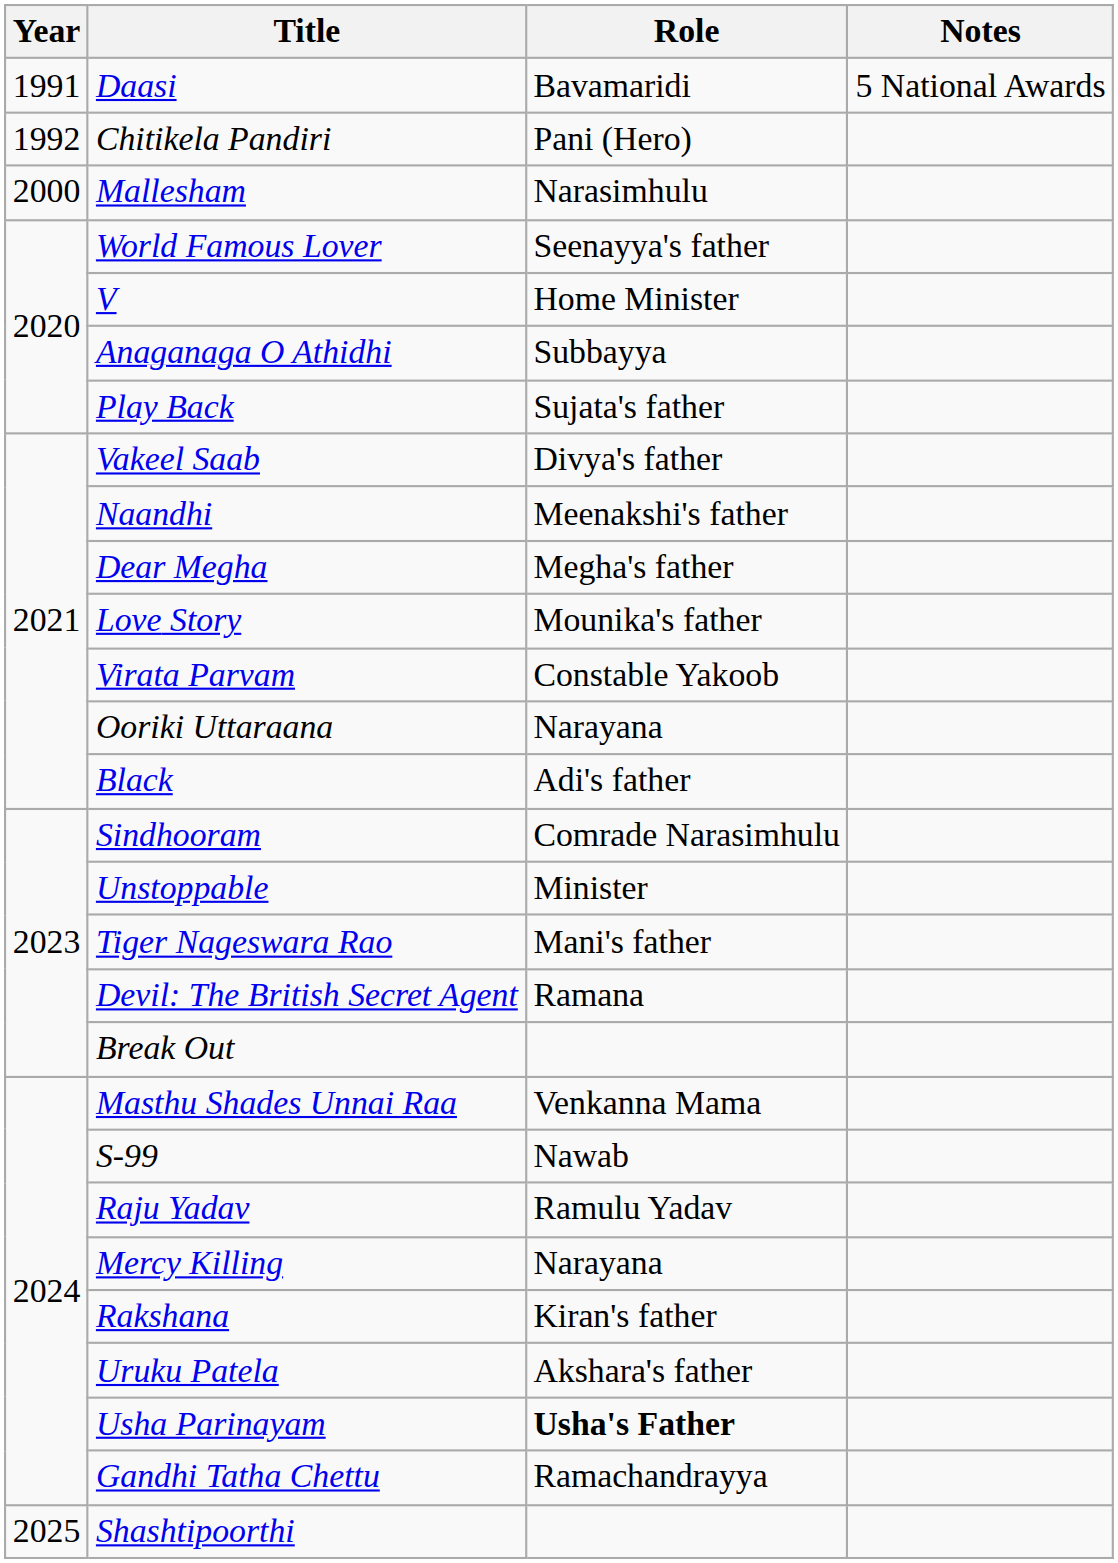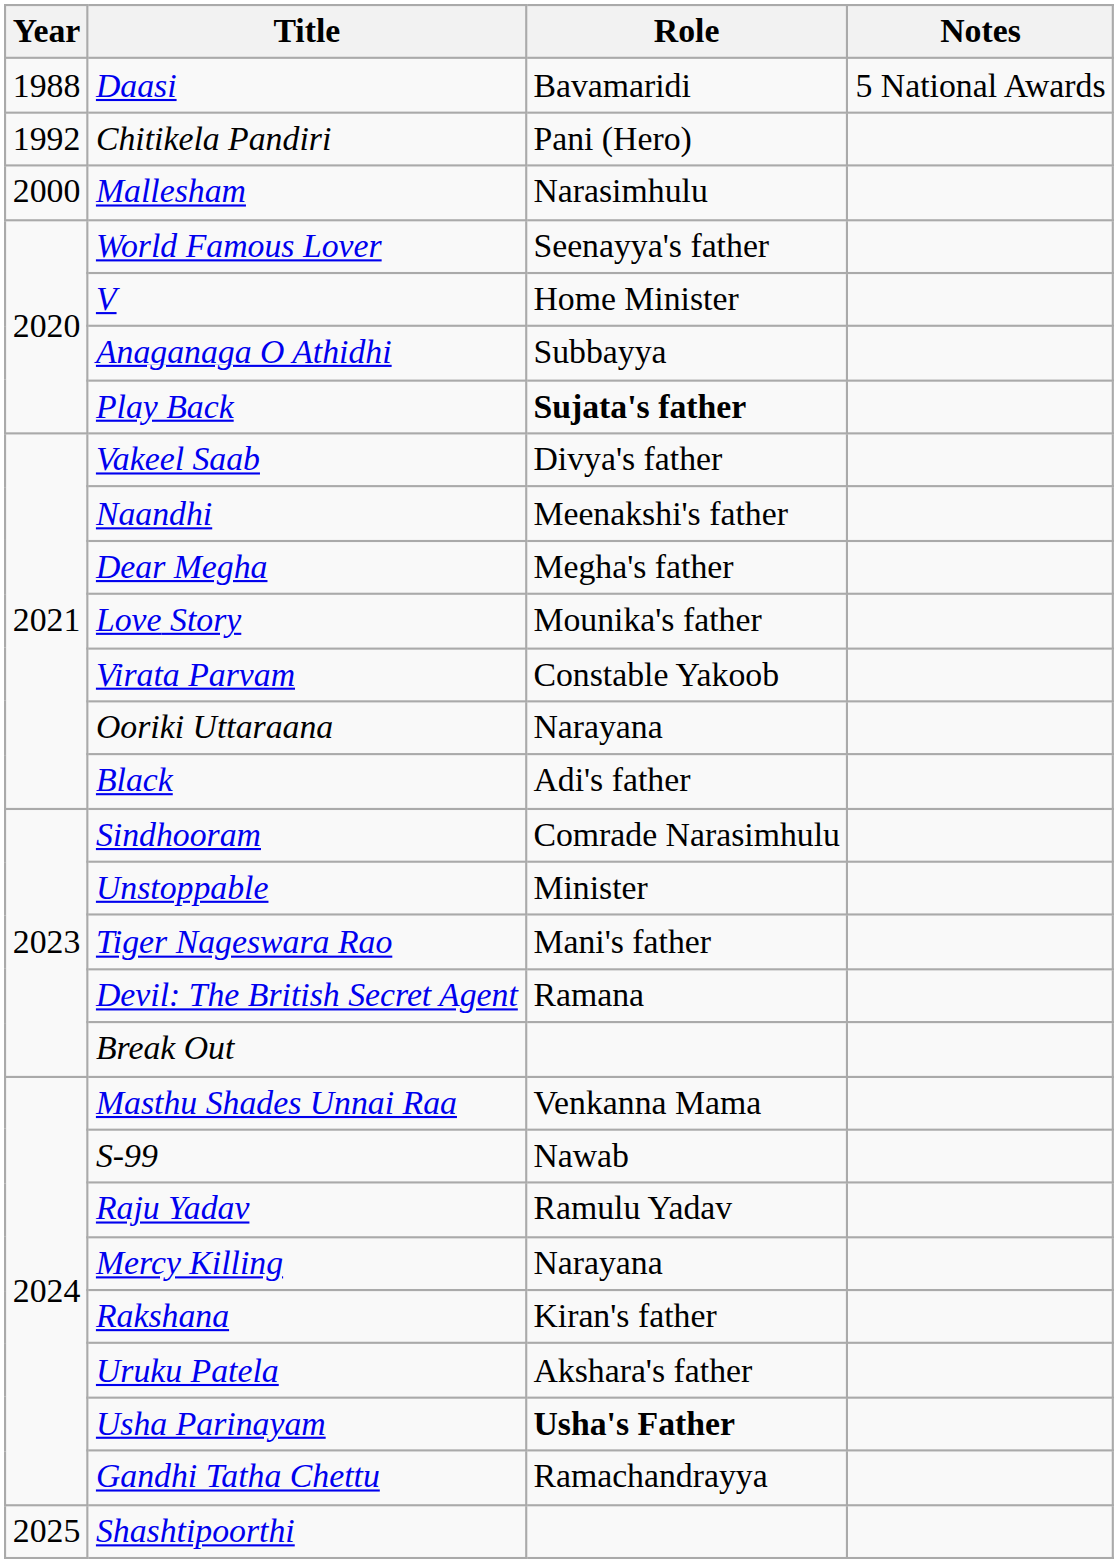(47, 84) 1991 -> (47, 84) 1988
(629, 406) normal -> (640, 406) bold
